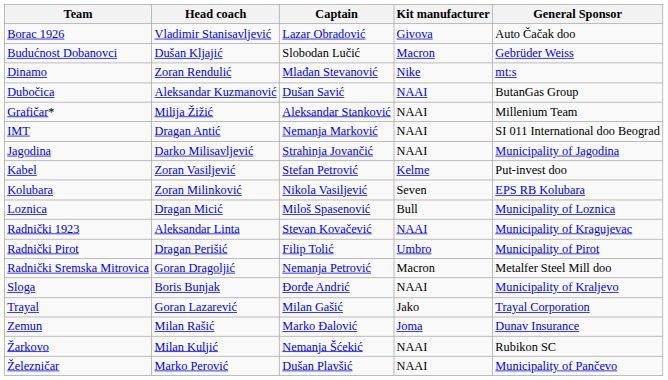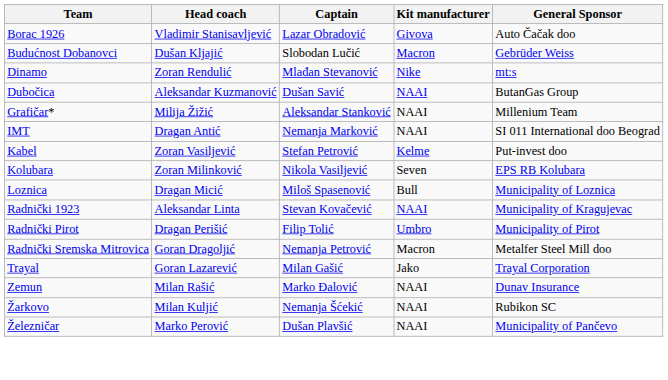- row: (29, 151)
- row: (21, 287)
(410, 326) Joma -> (412, 287) NAAI
